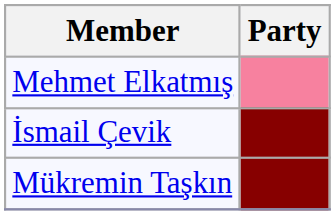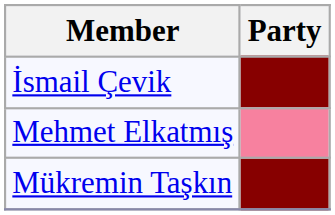rows swapped: (123, 81) <-> (92, 132)
